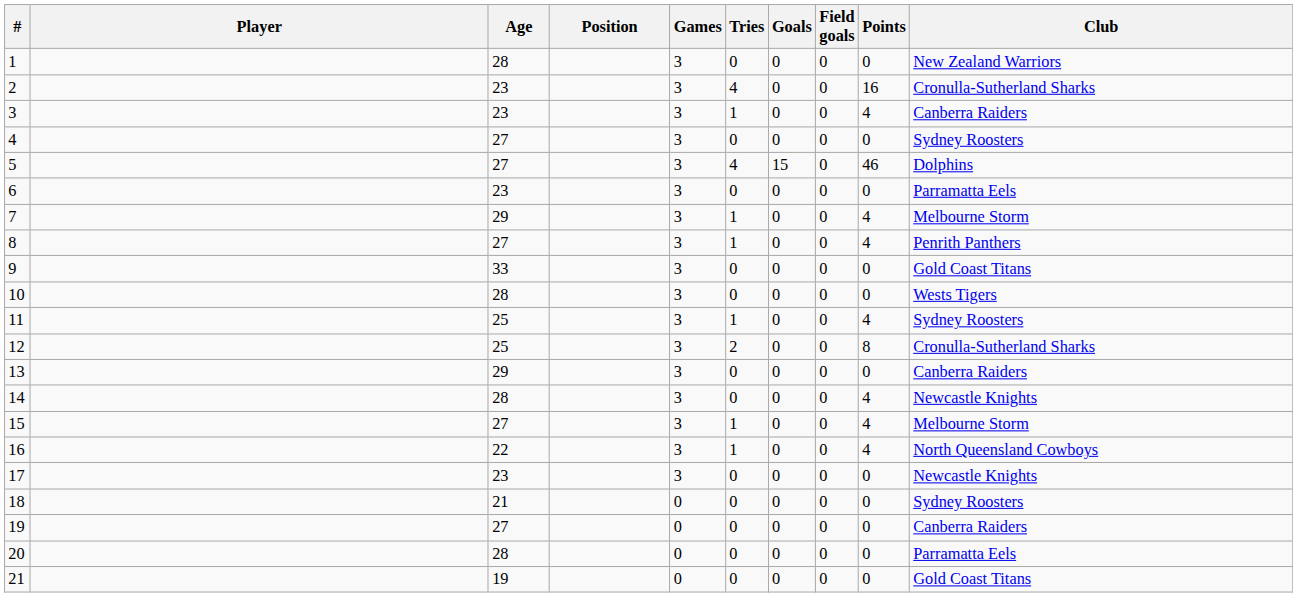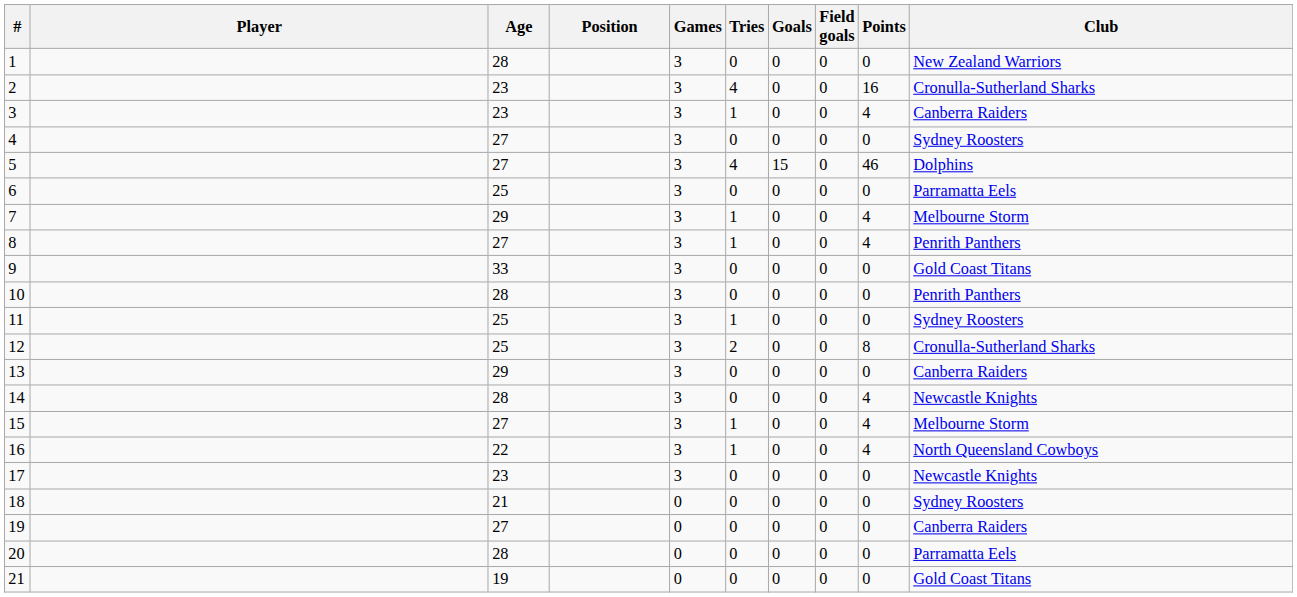(500, 191) 23 -> (500, 191) 25
(955, 294) Wests Tigers -> (967, 294) Penrith Panthers
(866, 320) 4 -> (866, 320) 0
